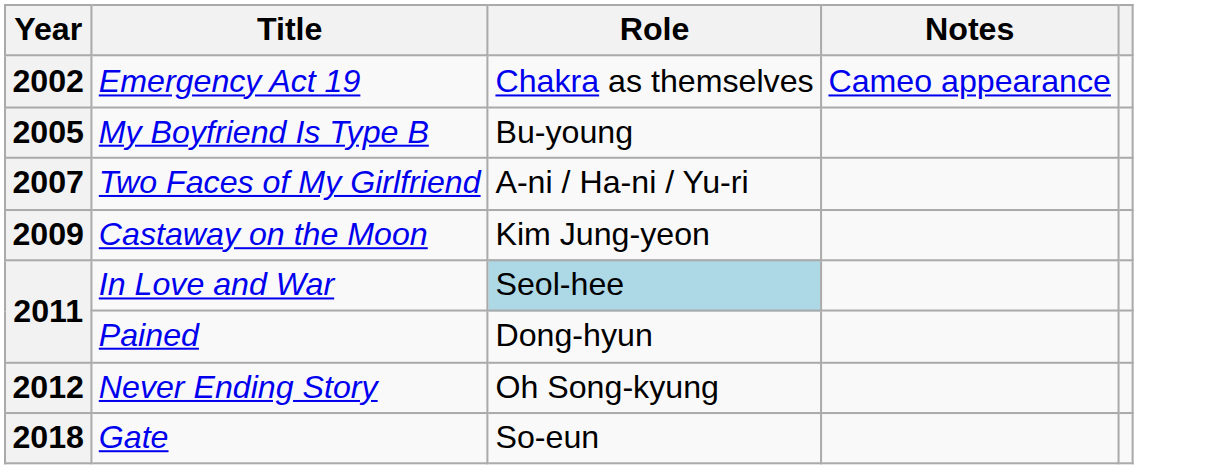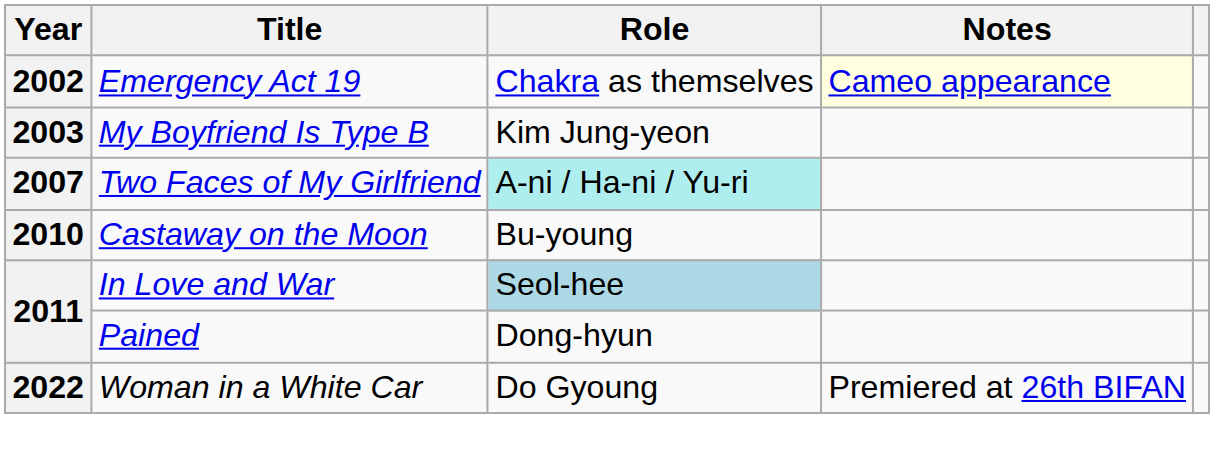(970, 81) no background -> (970, 81) lightyellow background
(48, 132) 2005 -> (48, 132) 2003
(564, 132) Bu-young -> (603, 132) Kim Jung-yeon
(622, 183) no background -> (622, 183) paleturquoise background
(48, 234) 2009 -> (48, 234) 2010
(603, 234) Kim Jung-yeon -> (564, 234) Bu-young
- row: (238, 387)
- row: (134, 438)
+ row: (261, 387)
